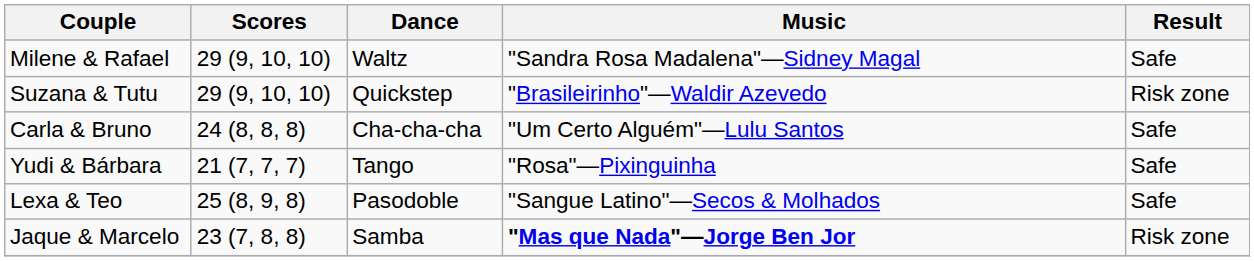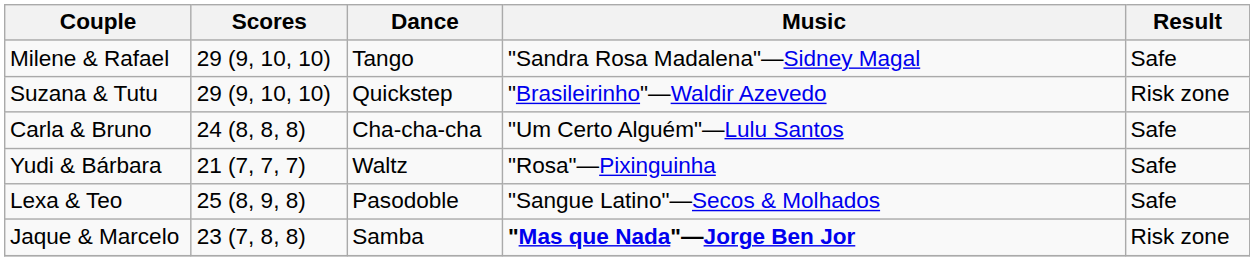(380, 58) Waltz -> (383, 58) Tango
(383, 165) Tango -> (380, 165) Waltz
